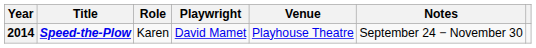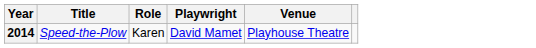- column: (441, 14)
(85, 33) bold -> (83, 33) normal
